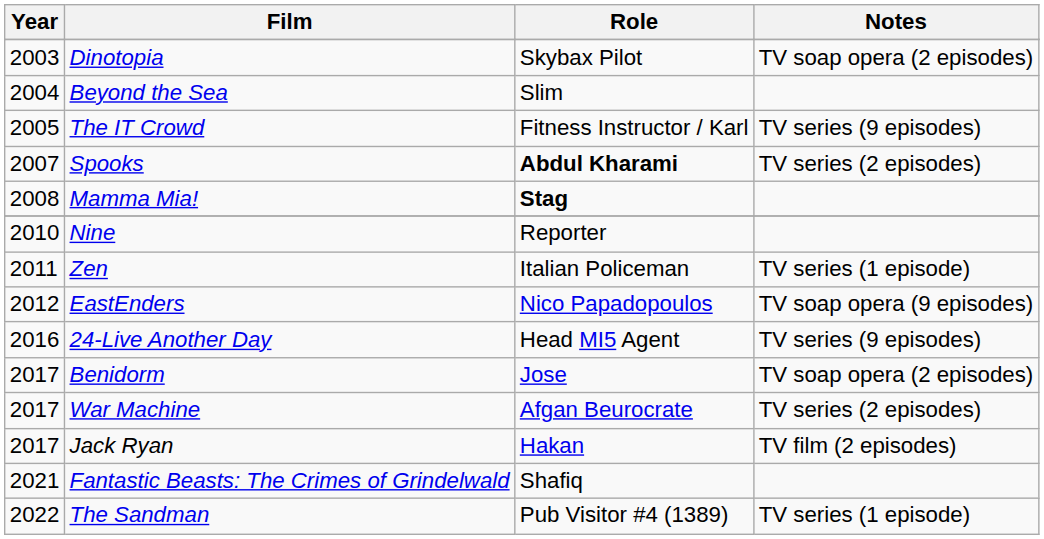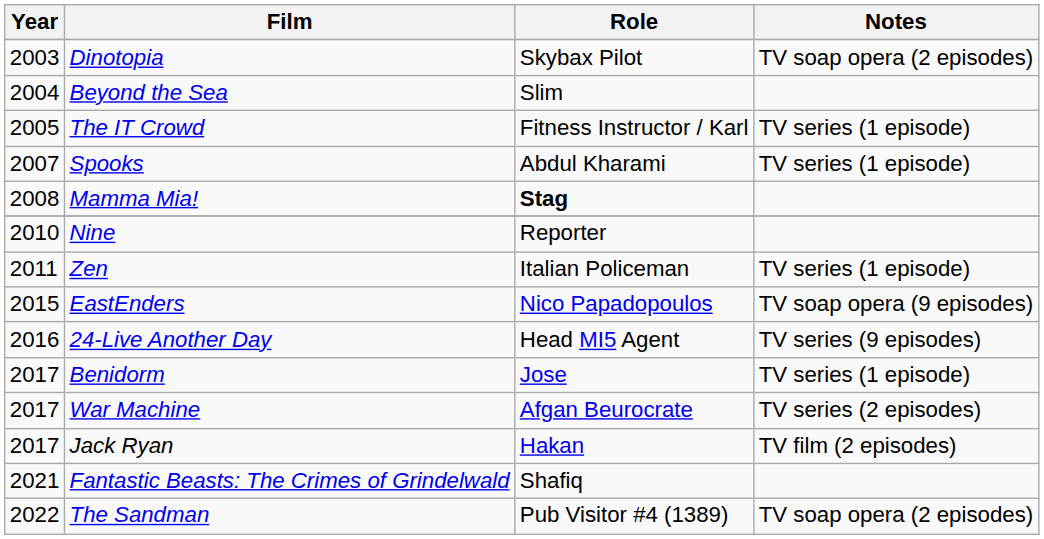(870, 127) TV series (9 episodes) -> (864, 127) TV series (1 episode)
(599, 163) bold -> (593, 163) normal
(870, 163) TV series (2 episodes) -> (864, 163) TV series (1 episode)
(35, 304) 2012 -> (35, 304) 2015
(896, 374) TV soap opera (2 episodes) -> (864, 374) TV series (1 episode)
(864, 515) TV series (1 episode) -> (896, 515) TV soap opera (2 episodes)
